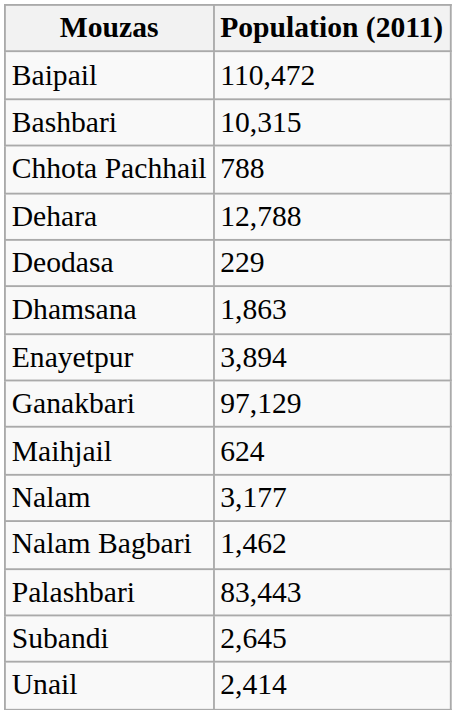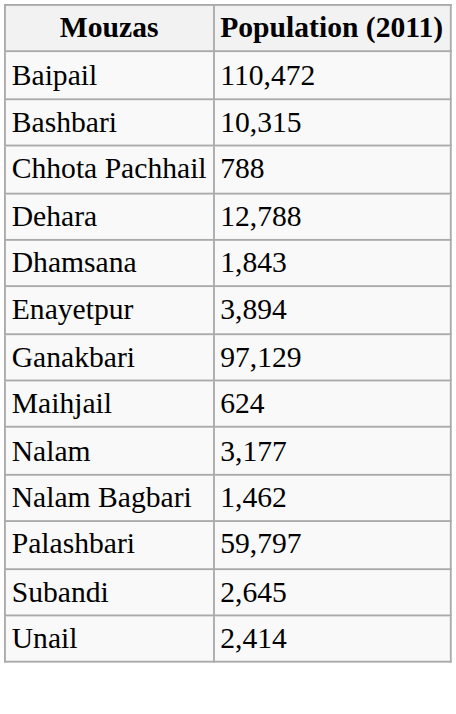- row: (63, 262)
(254, 309) 1,863 -> (254, 262) 1,843
(261, 591) 83,443 -> (261, 544) 59,797
